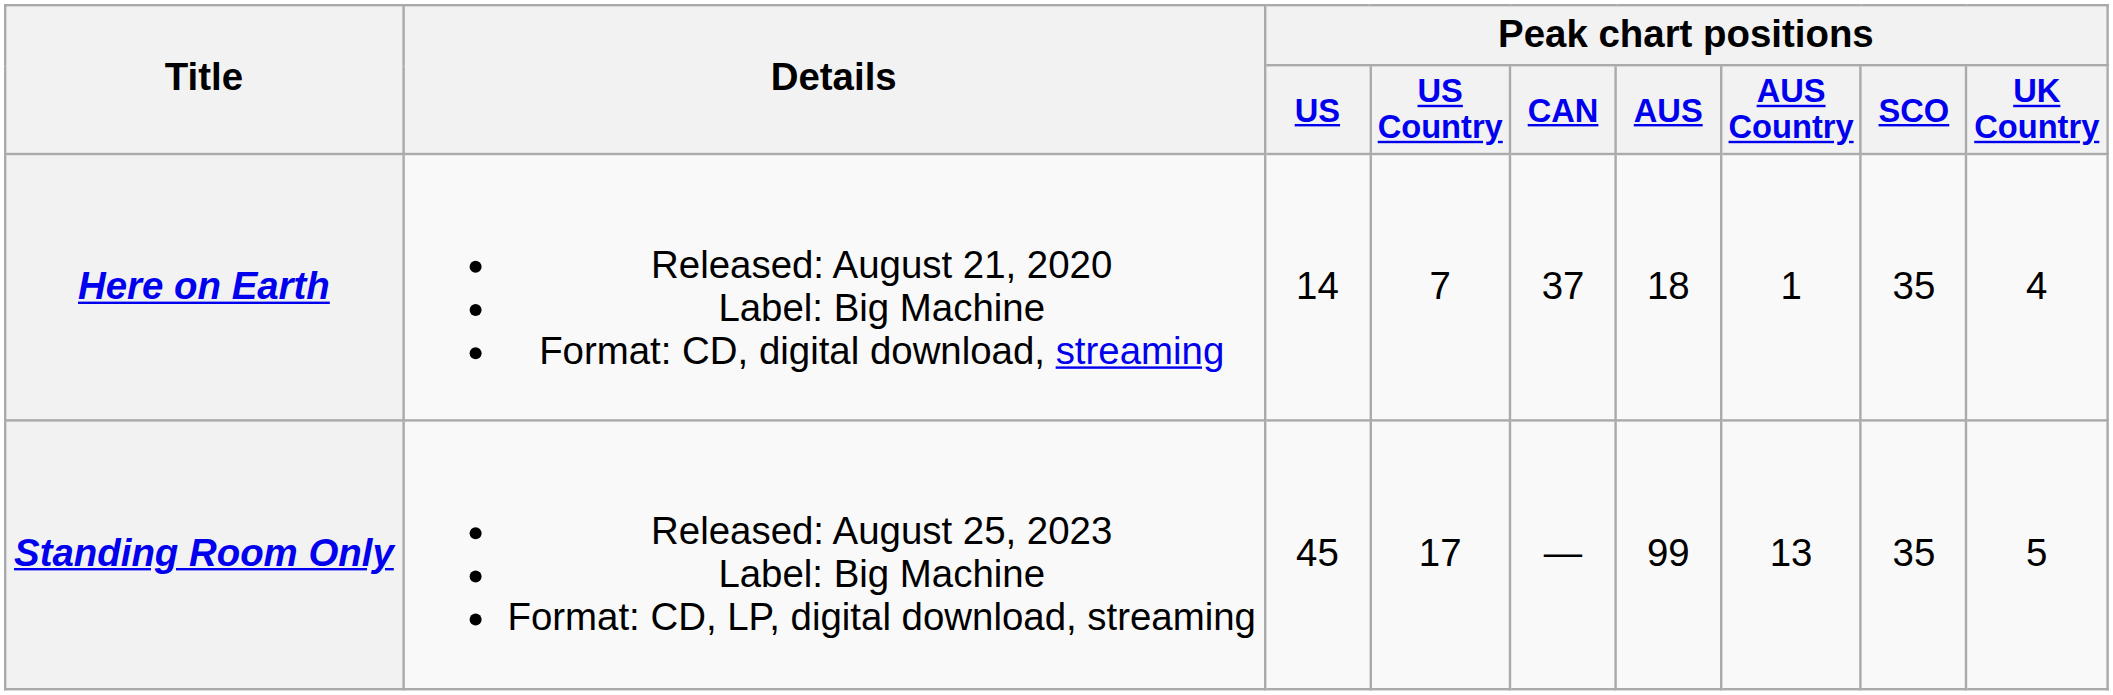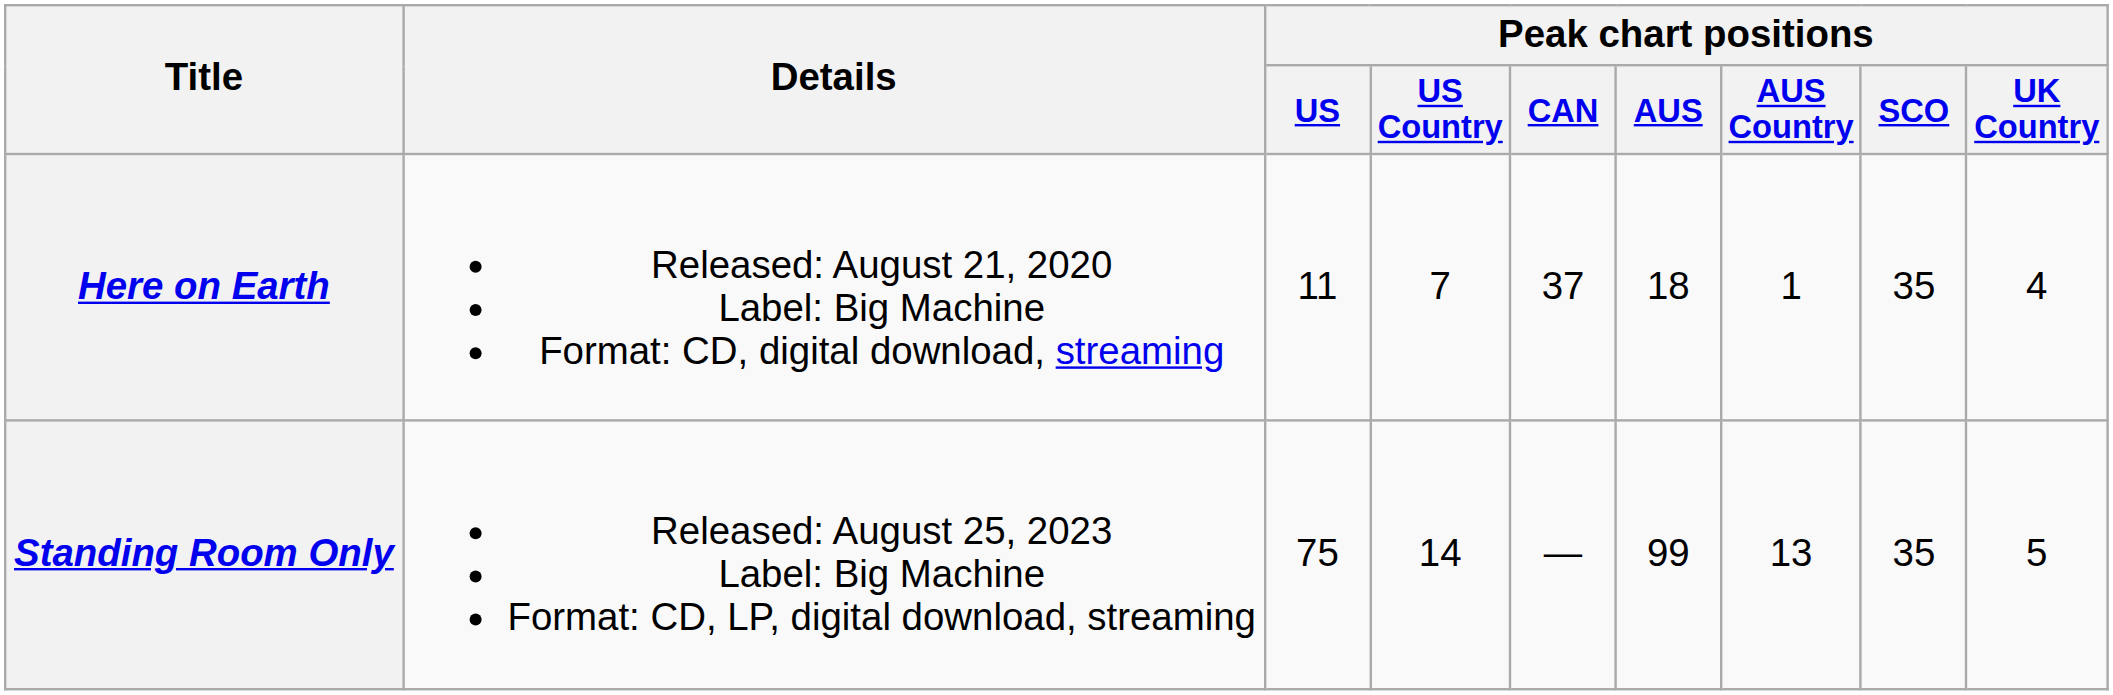(1317, 286) 14 -> (1317, 286) 11
(1317, 553) 45 -> (1317, 553) 75
(1440, 553) 17 -> (1440, 553) 14
